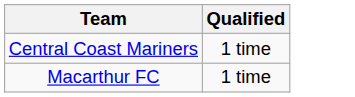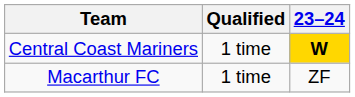+ column: (319, 19)
